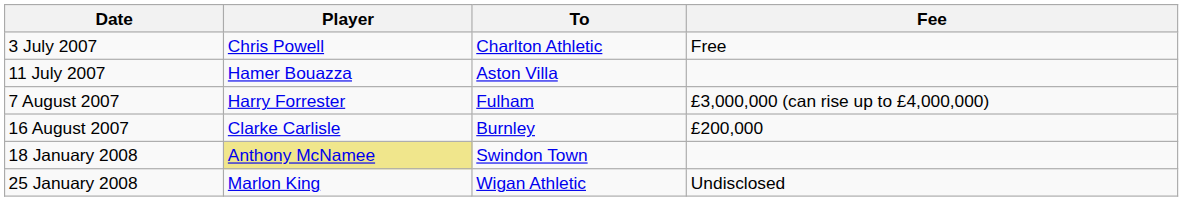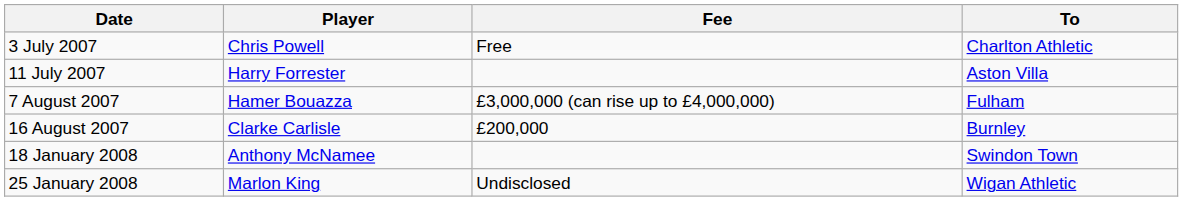columns swapped: (580, 18) <-> (932, 18)
(290, 73) Hamer Bouazza -> (287, 73) Harry Forrester
(287, 101) Harry Forrester -> (290, 101) Hamer Bouazza
(301, 156) khaki background -> (301, 156) no background
